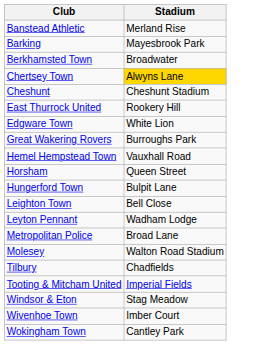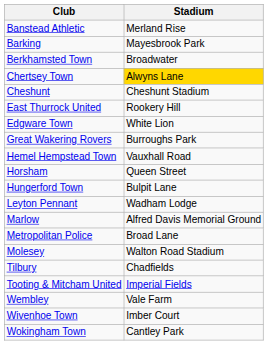- row: (39, 204)
+ row: (23, 220)
+ row: (28, 300)
- row: (42, 300)
